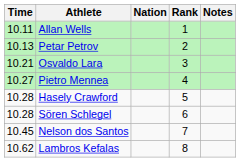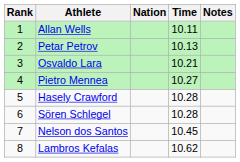columns swapped: (185, 13) <-> (20, 13)
